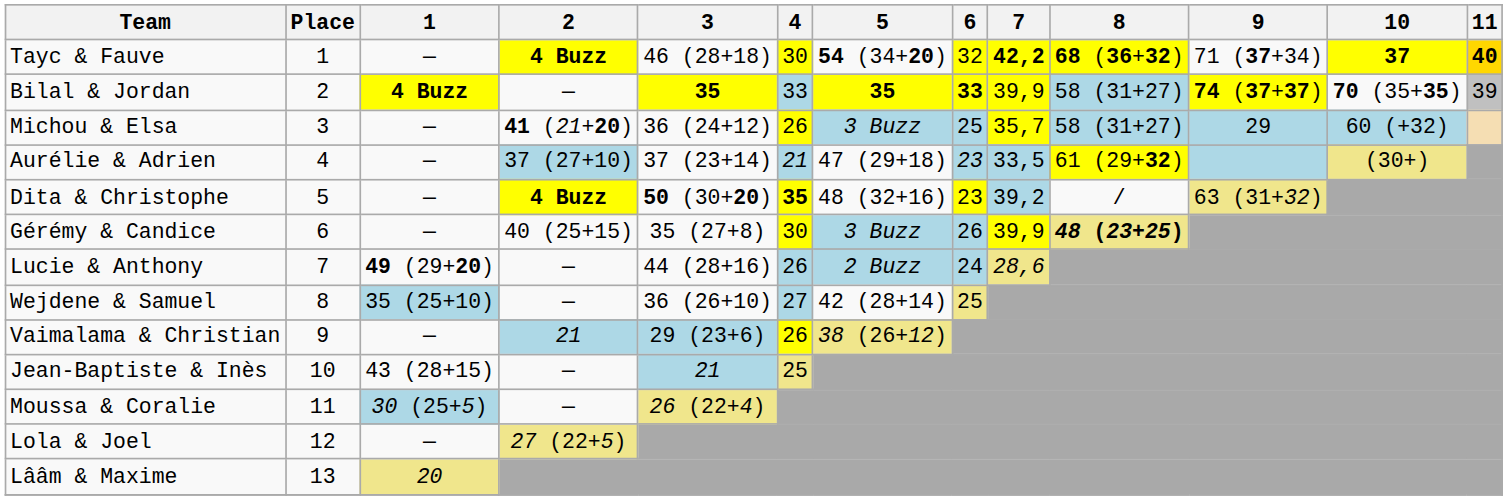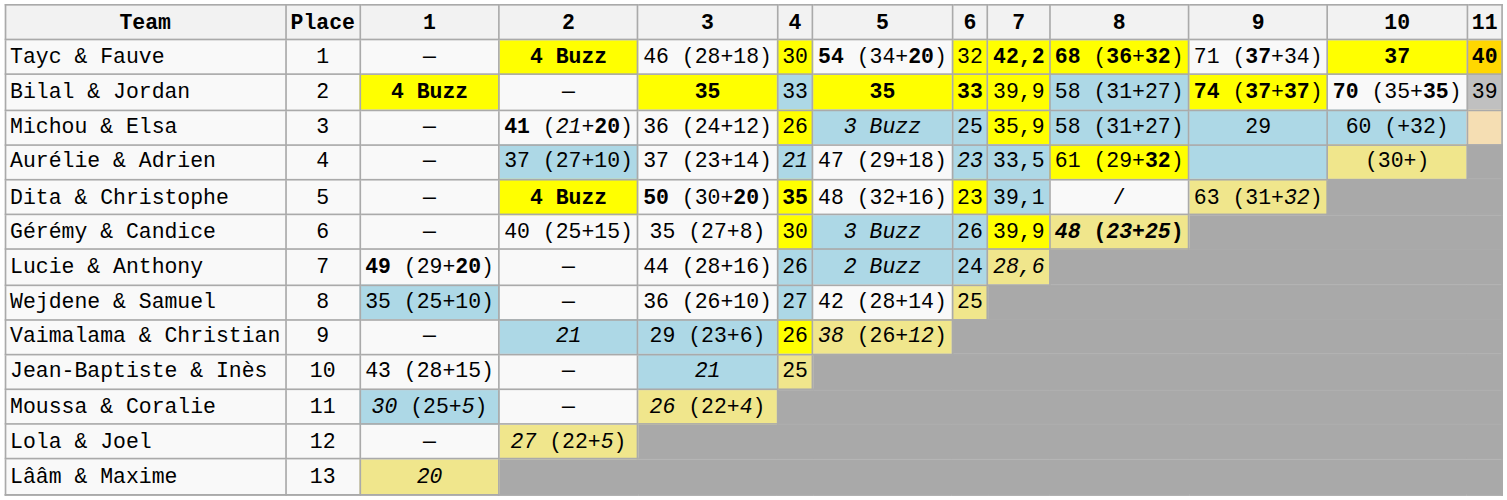(1019, 127) 35,7 -> (1019, 127) 35,9
(1019, 197) 39,2 -> (1019, 197) 39,1
